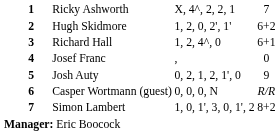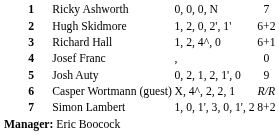(205, 9) X, 4^, 2, 2, 1 -> (196, 9) 0, 0, 0, N
(196, 91) 0, 0, 0, N -> (205, 91) X, 4^, 2, 2, 1
